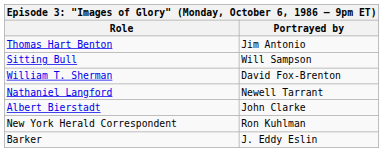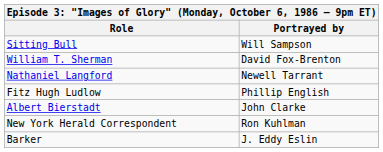- row: (60, 44)
+ row: (54, 92)
